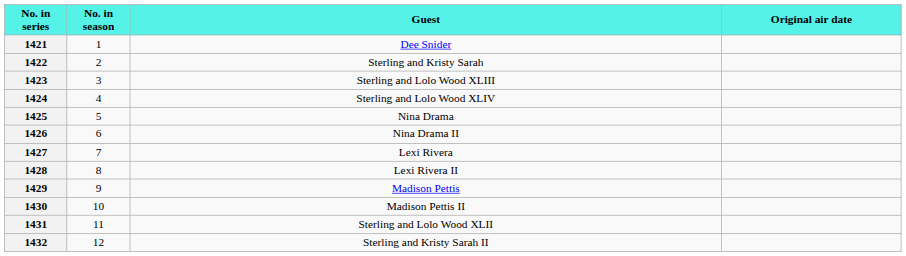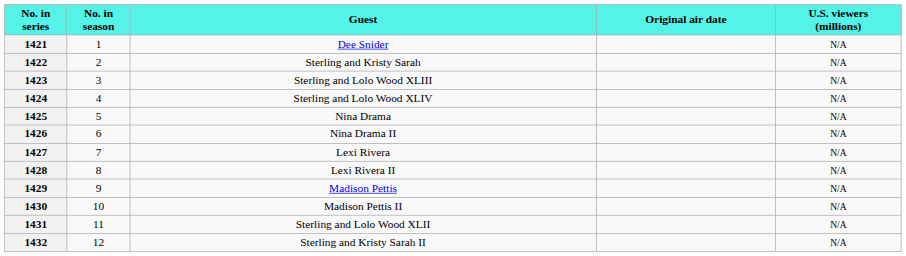+ column: (838, 19)
